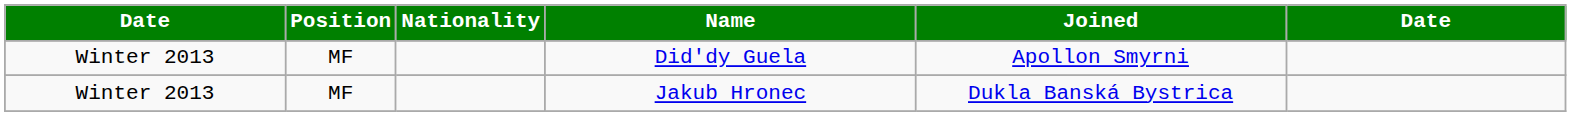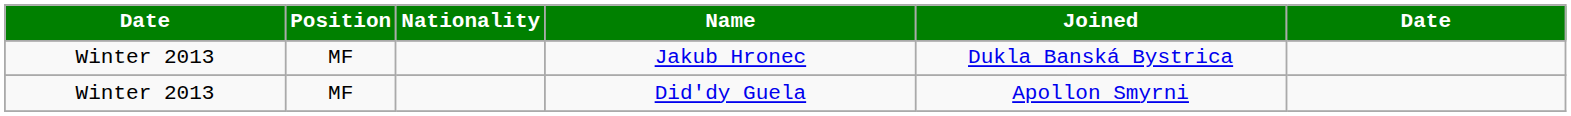rows swapped: (730, 58) <-> (730, 93)
